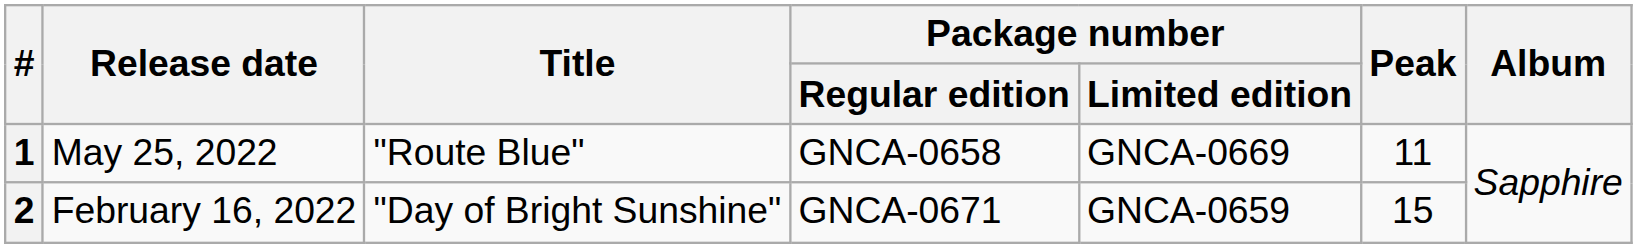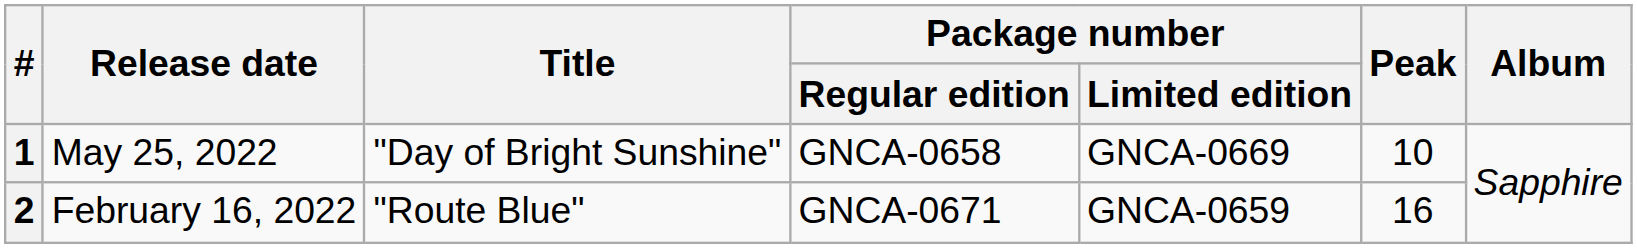(479, 152) "Route Blue" -> (577, 152) "Day of Bright Sunshine"
(1413, 152) 11 -> (1413, 152) 10
(577, 211) "Day of Bright Sunshine" -> (479, 211) "Route Blue"
(1413, 211) 15 -> (1413, 211) 16
